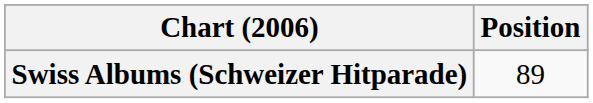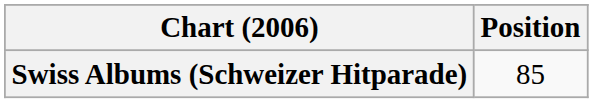(530, 73) 89 -> (530, 73) 85
